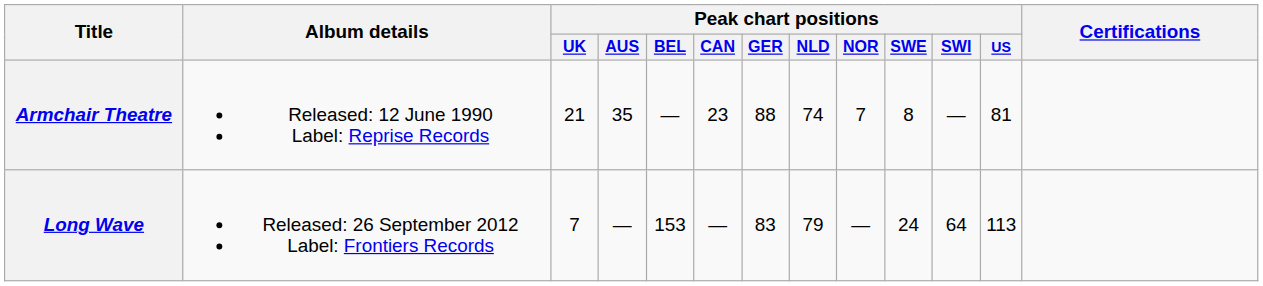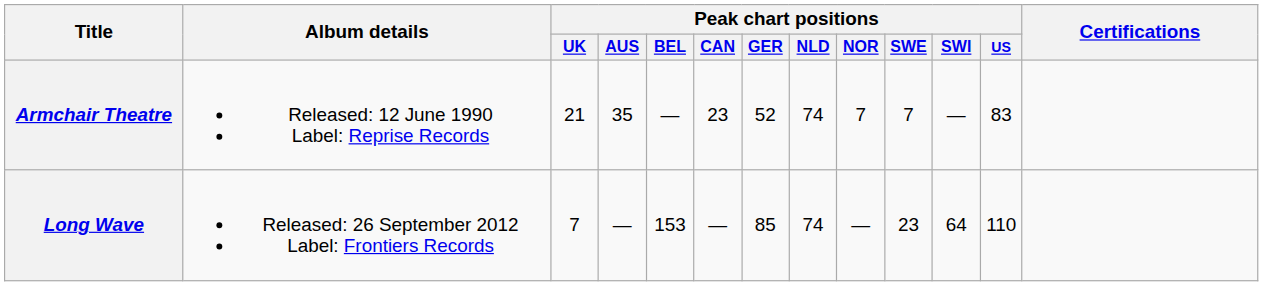(765, 114) 88 -> (765, 114) 52
(909, 114) 8 -> (909, 114) 7
(1001, 114) 81 -> (1001, 114) 83
(765, 225) 83 -> (765, 225) 85
(813, 225) 79 -> (813, 225) 74
(908, 225) 24 -> (908, 225) 23
(1001, 225) 113 -> (1001, 225) 110
